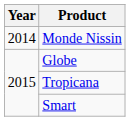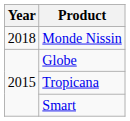(22, 37) 2014 -> (22, 37) 2018
